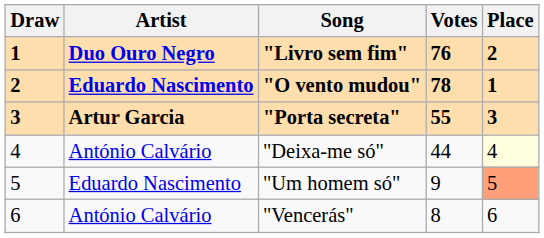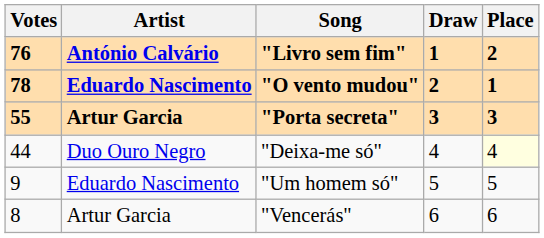columns swapped: (35, 20) <-> (454, 20)
(142, 53) Duo Ouro Negro -> (143, 53) António Calvário
(140, 150) António Calvário -> (136, 150) Duo Ouro Negro
(492, 183) lightsalmon background -> (492, 183) no background
(140, 215) António Calvário -> (119, 215) Artur Garcia
